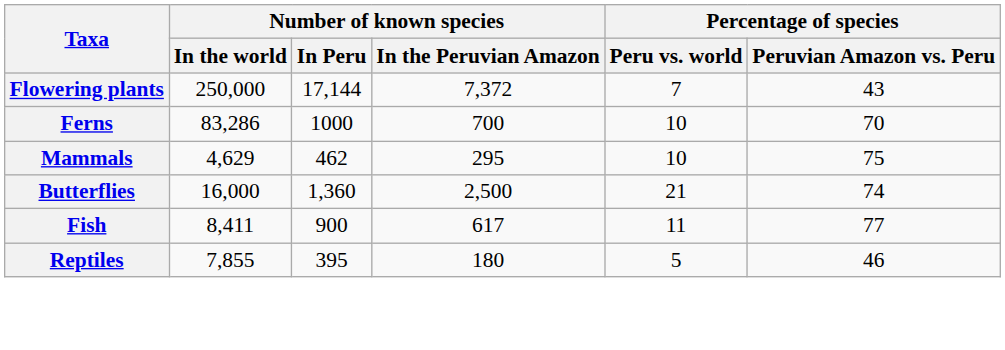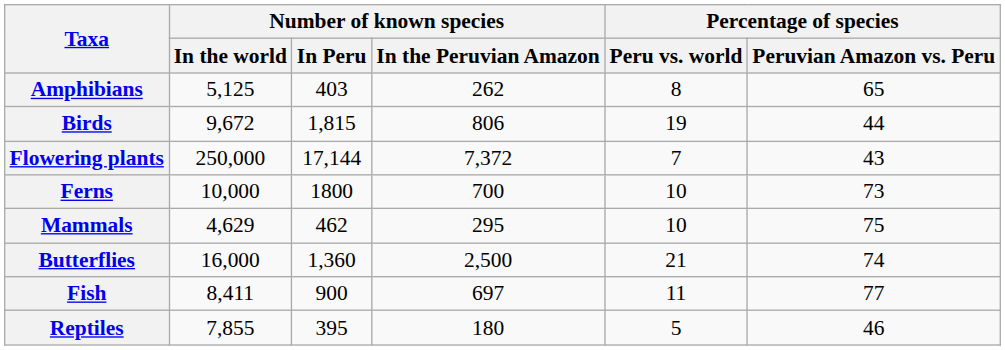+ row: (87, 89)
+ row: (87, 123)
(230, 123) 83,286 -> (230, 191) 10,000
(332, 123) 1000 -> (332, 191) 1800
(874, 123) 70 -> (874, 191) 73
(488, 225) 617 -> (488, 293) 697
